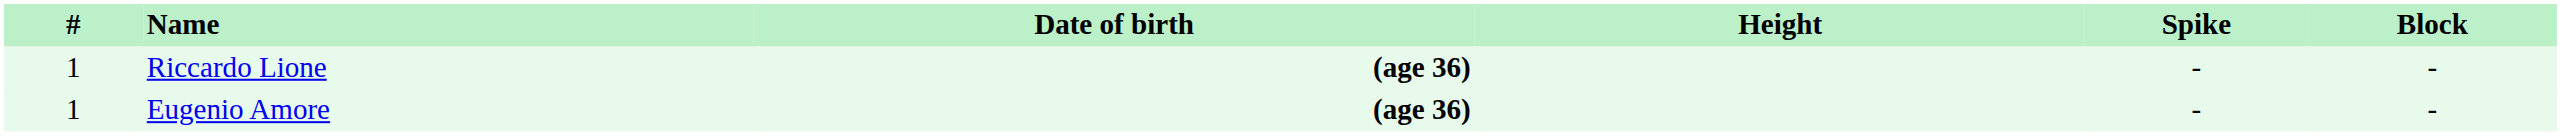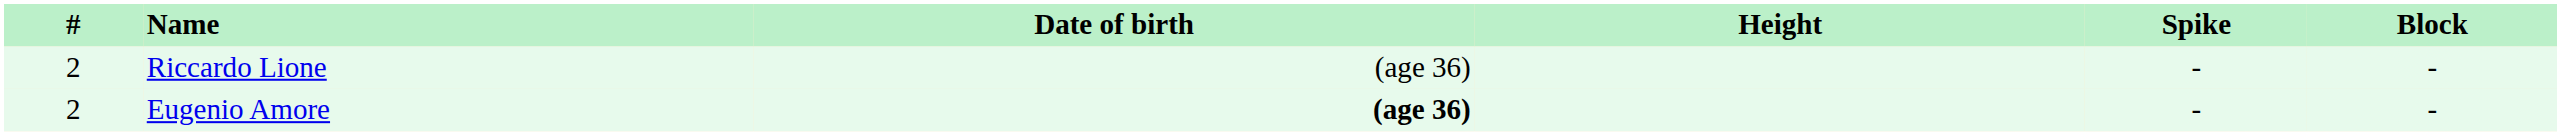(73, 67) 1 -> (73, 67) 2
(1422, 67) bold -> (1423, 67) normal
(73, 109) 1 -> (73, 109) 2
